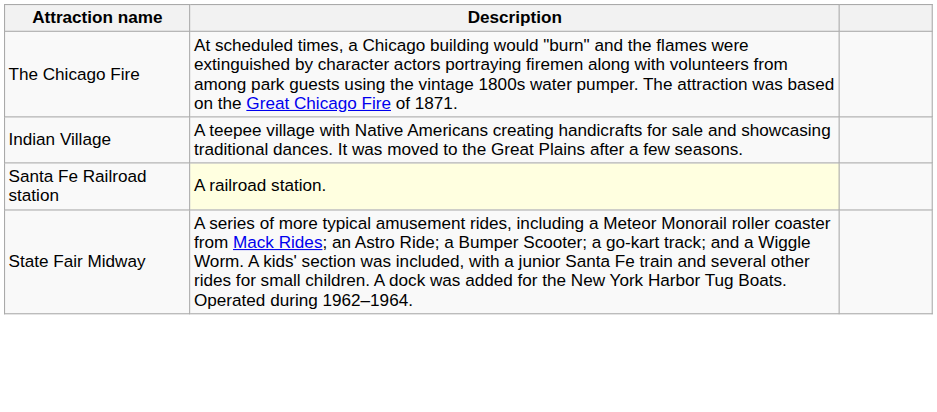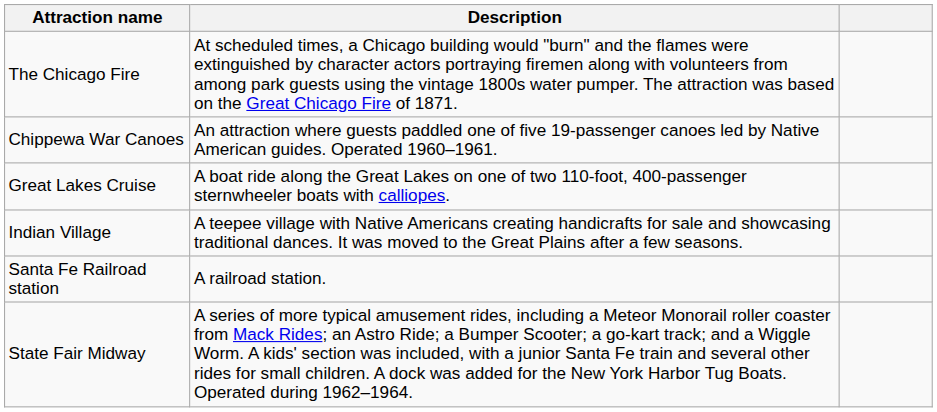+ row: (96, 139)
+ row: (82, 186)
(260, 186) lightyellow background -> (260, 279) no background
